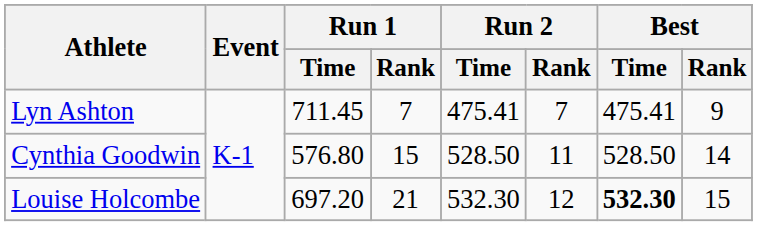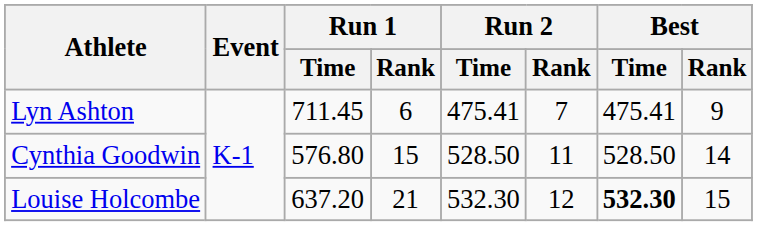(406, 111) 7 -> (406, 111) 6
(328, 199) 697.20 -> (328, 199) 637.20
